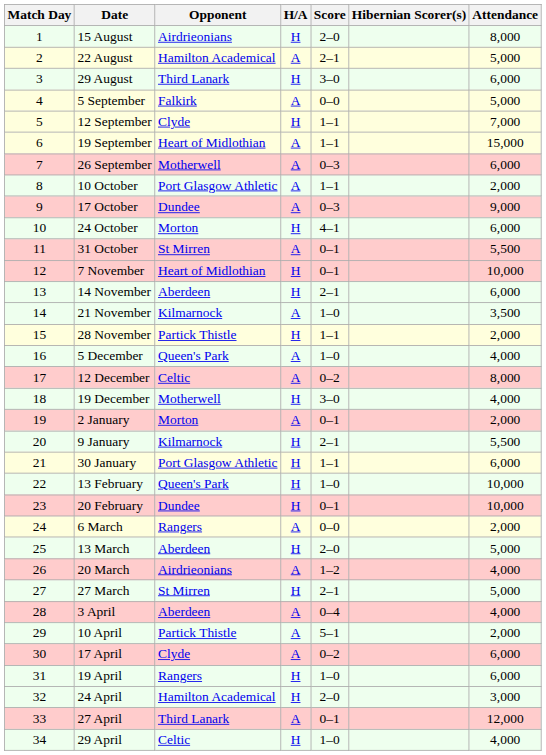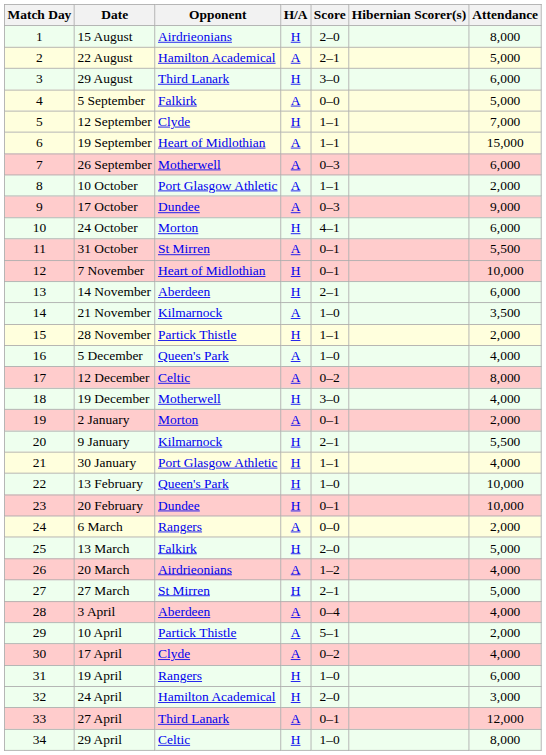(505, 462) 6,000 -> (505, 462) 4,000
(184, 548) Aberdeen -> (177, 548) Falkirk
(505, 654) 6,000 -> (505, 654) 4,000
(505, 739) 4,000 -> (505, 739) 8,000
